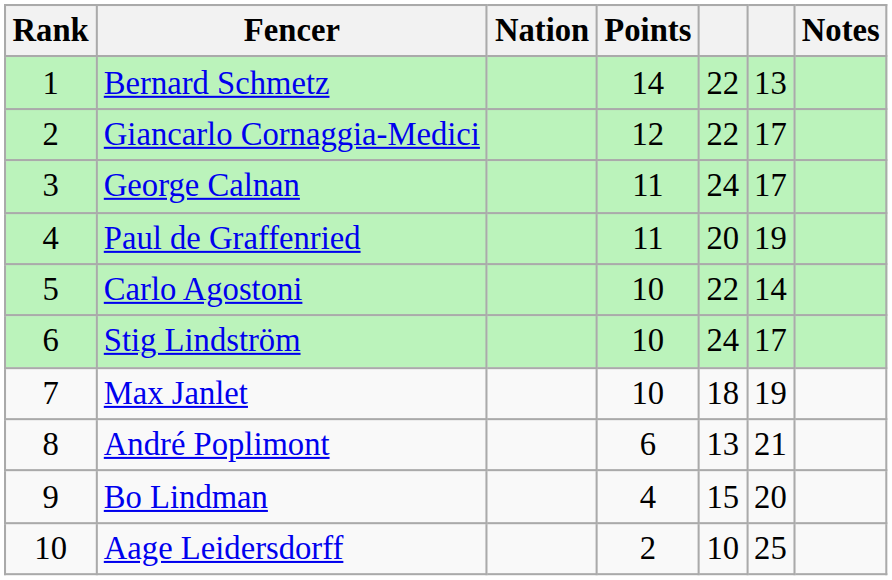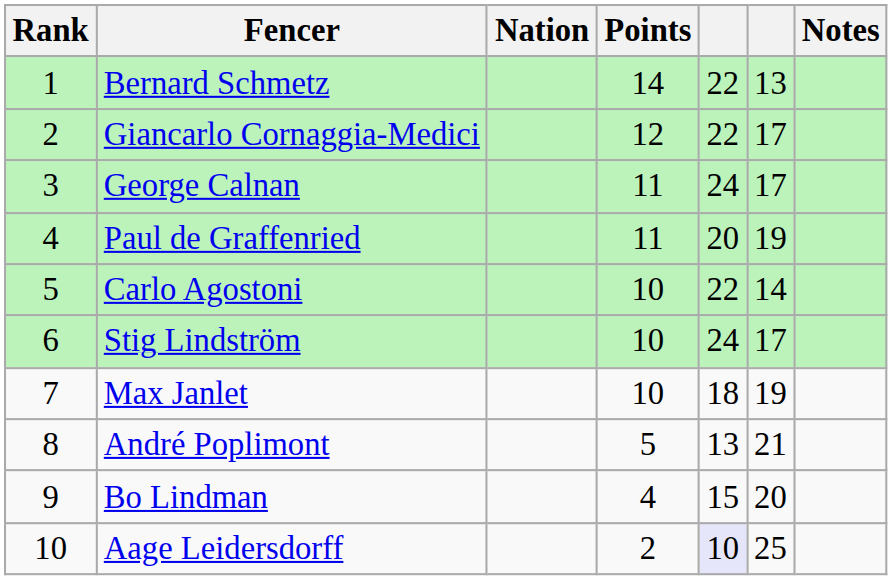(648, 444) 6 -> (648, 444) 5
(723, 548) no background -> (723, 548) lavender background
